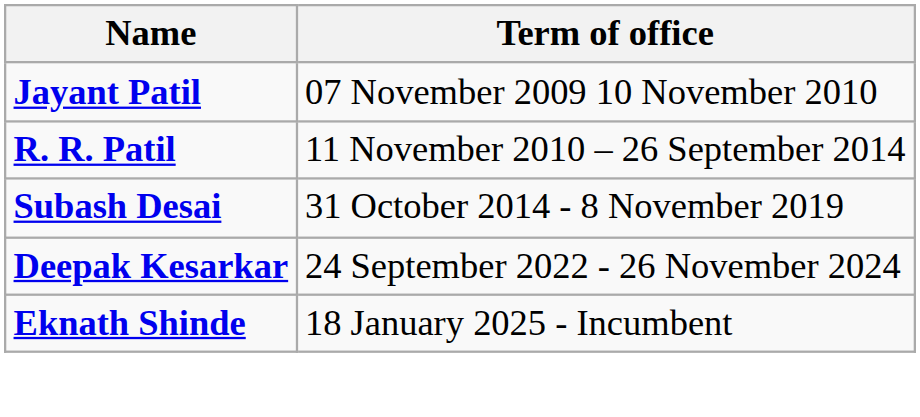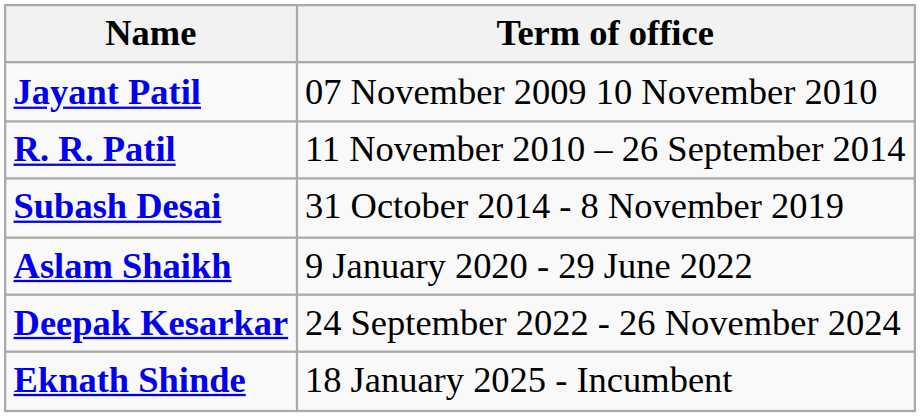+ row: (123, 264)
